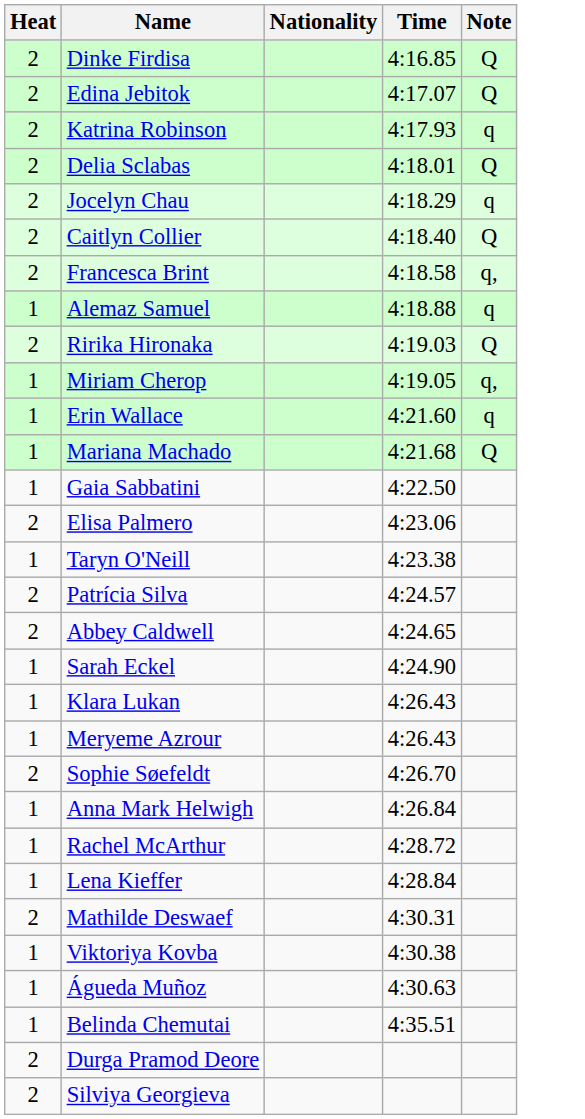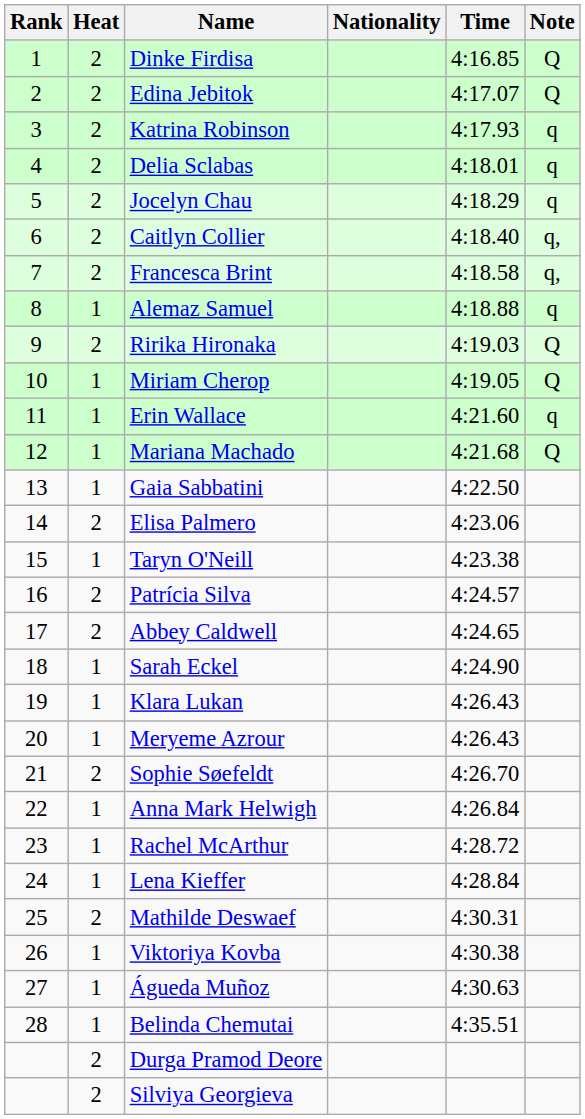+ column: (36, 22)
(489, 165) Q -> (552, 165) q
(489, 237) Q -> (552, 237) q,
(489, 380) q, -> (552, 380) Q
